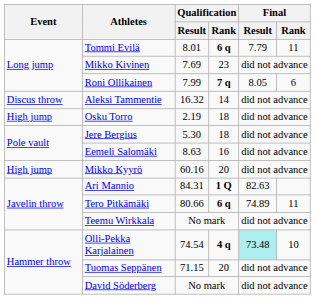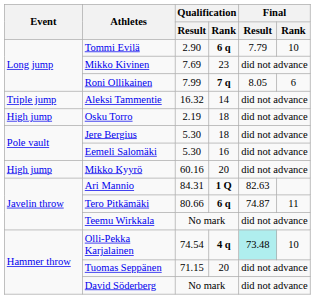(192, 48) 8.01 -> (192, 48) 2.90
(293, 48) 11 -> (293, 48) 10
(35, 100) Discus throw -> (32, 100) Triple jump
(192, 152) 8.63 -> (192, 152) 5.30
(258, 204) 74.89 -> (258, 204) 74.87
